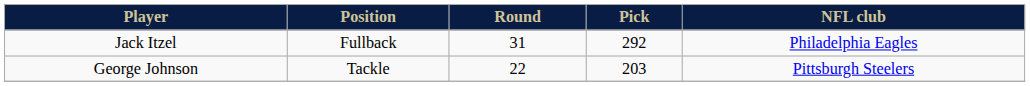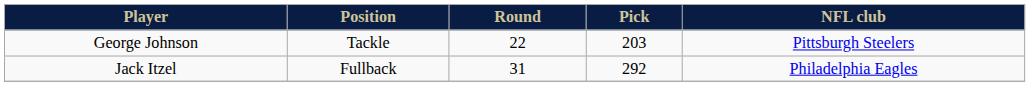rows swapped: (146, 68) <-> (146, 42)
